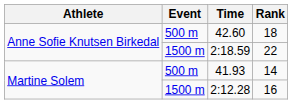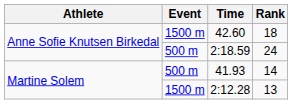(181, 33) 500 m -> (185, 33) 1500 m
(185, 52) 1500 m -> (181, 52) 500 m
(270, 52) 22 -> (270, 52) 24
(270, 90) 16 -> (270, 90) 13
